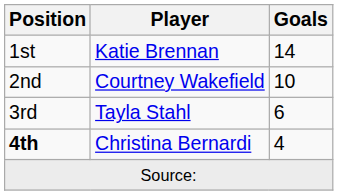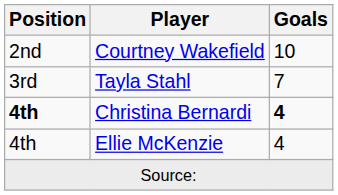- row: (157, 50)
(279, 112) 6 -> (279, 81) 7
(279, 143) normal -> (279, 112) bold
+ row: (159, 143)
